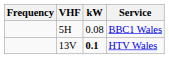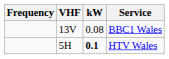(65, 29) 5H -> (68, 29) 13V
(68, 45) 13V -> (65, 45) 5H
